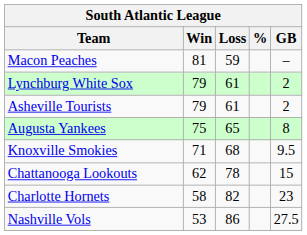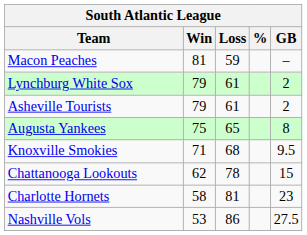(232, 196) 82 -> (232, 196) 81
